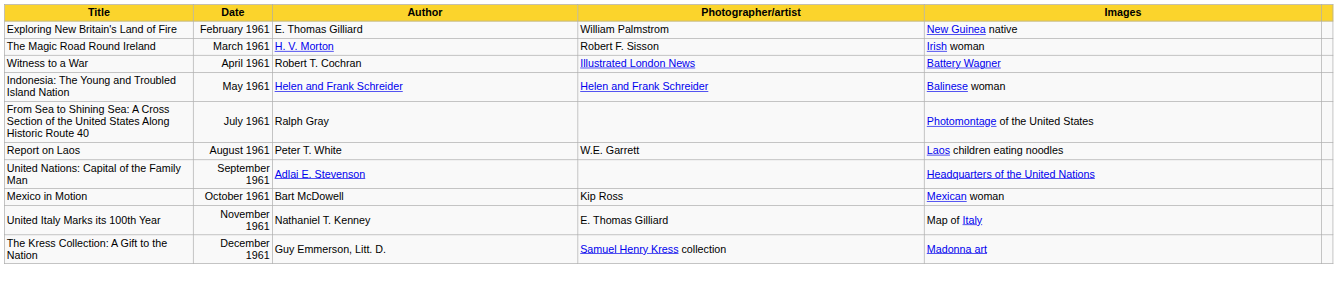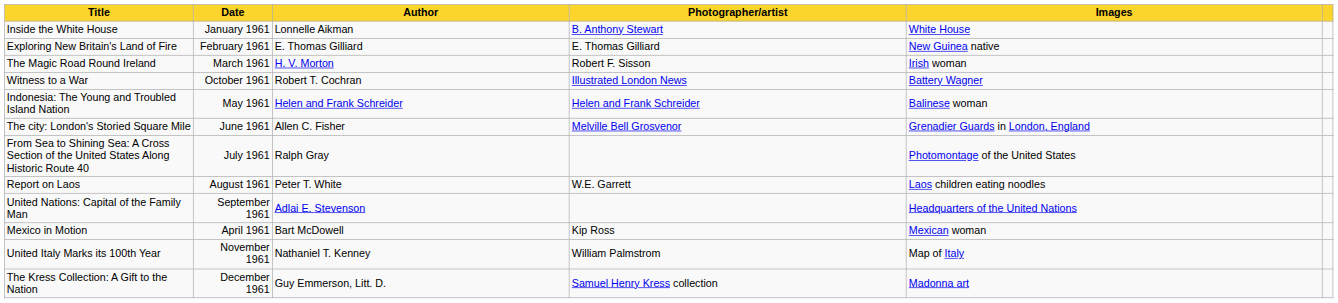+ row: (62, 30)
(625, 30) William Palmstrom -> (616, 47) E. Thomas Gilliard
(246, 64) April 1961 -> (237, 81) October 1961
+ row: (99, 127)
(237, 197) October 1961 -> (246, 231) April 1961
(624, 220) E. Thomas Gilliard -> (616, 254) William Palmstrom
